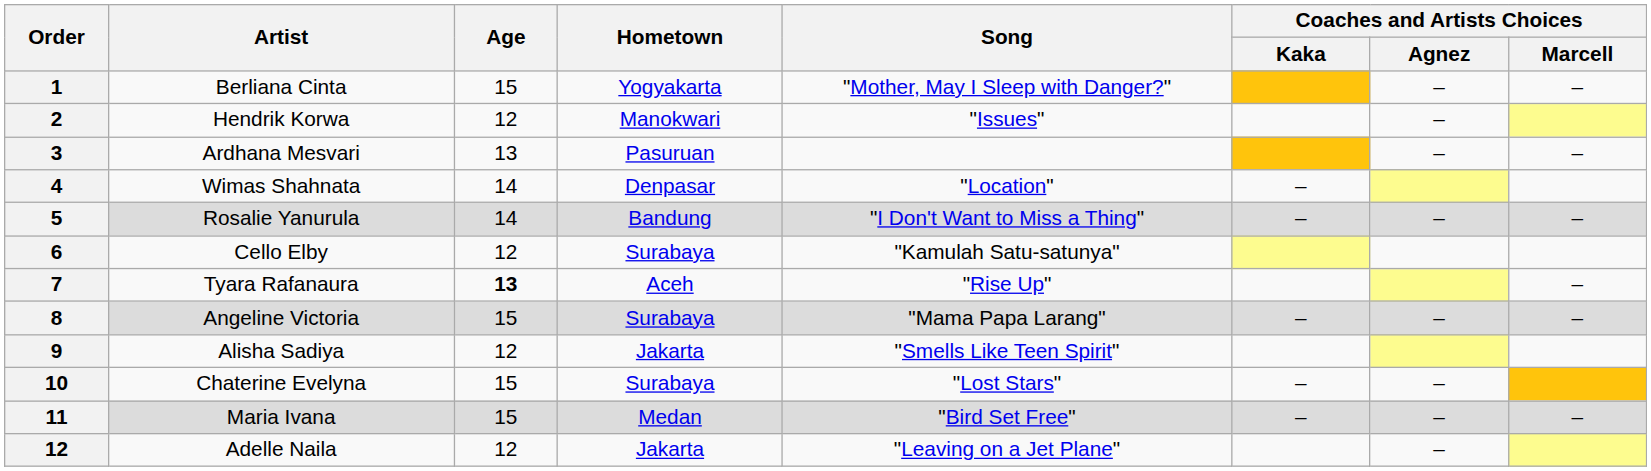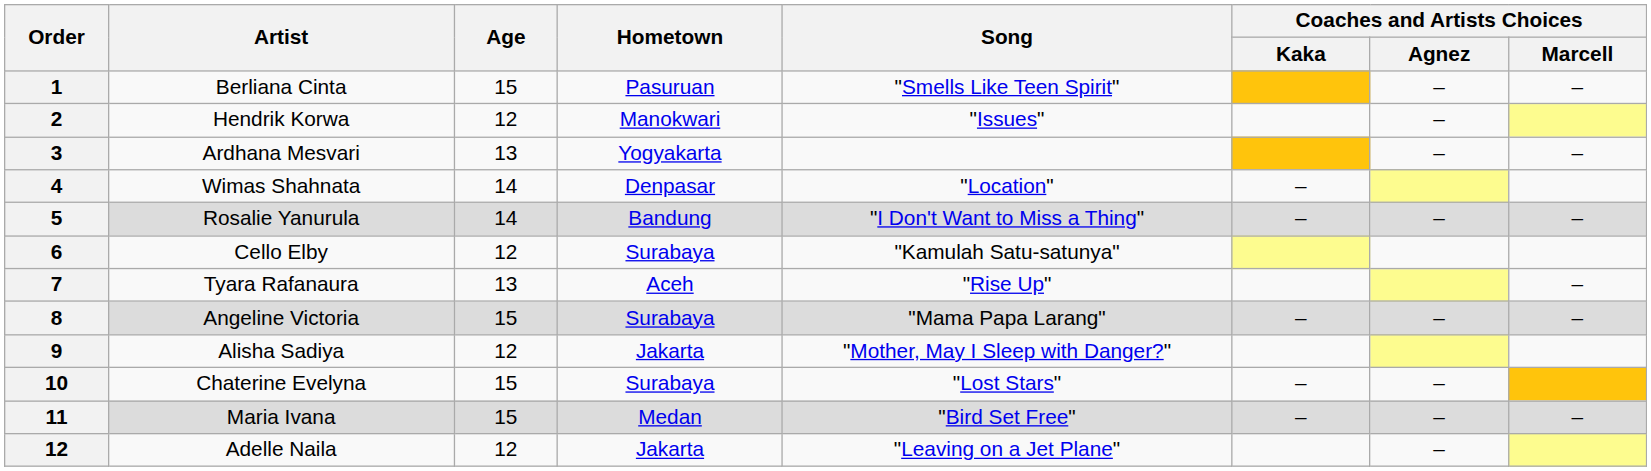(670, 86) Yogyakarta -> (670, 86) Pasuruan
(1007, 86) "Mother, May I Sleep with Danger?" -> (1007, 86) "Smells Like Teen Spirit"
(670, 152) Pasuruan -> (670, 152) Yogyakarta
(506, 284) bold -> (506, 284) normal
(1007, 350) "Smells Like Teen Spirit" -> (1007, 350) "Mother, May I Sleep with Danger?"
